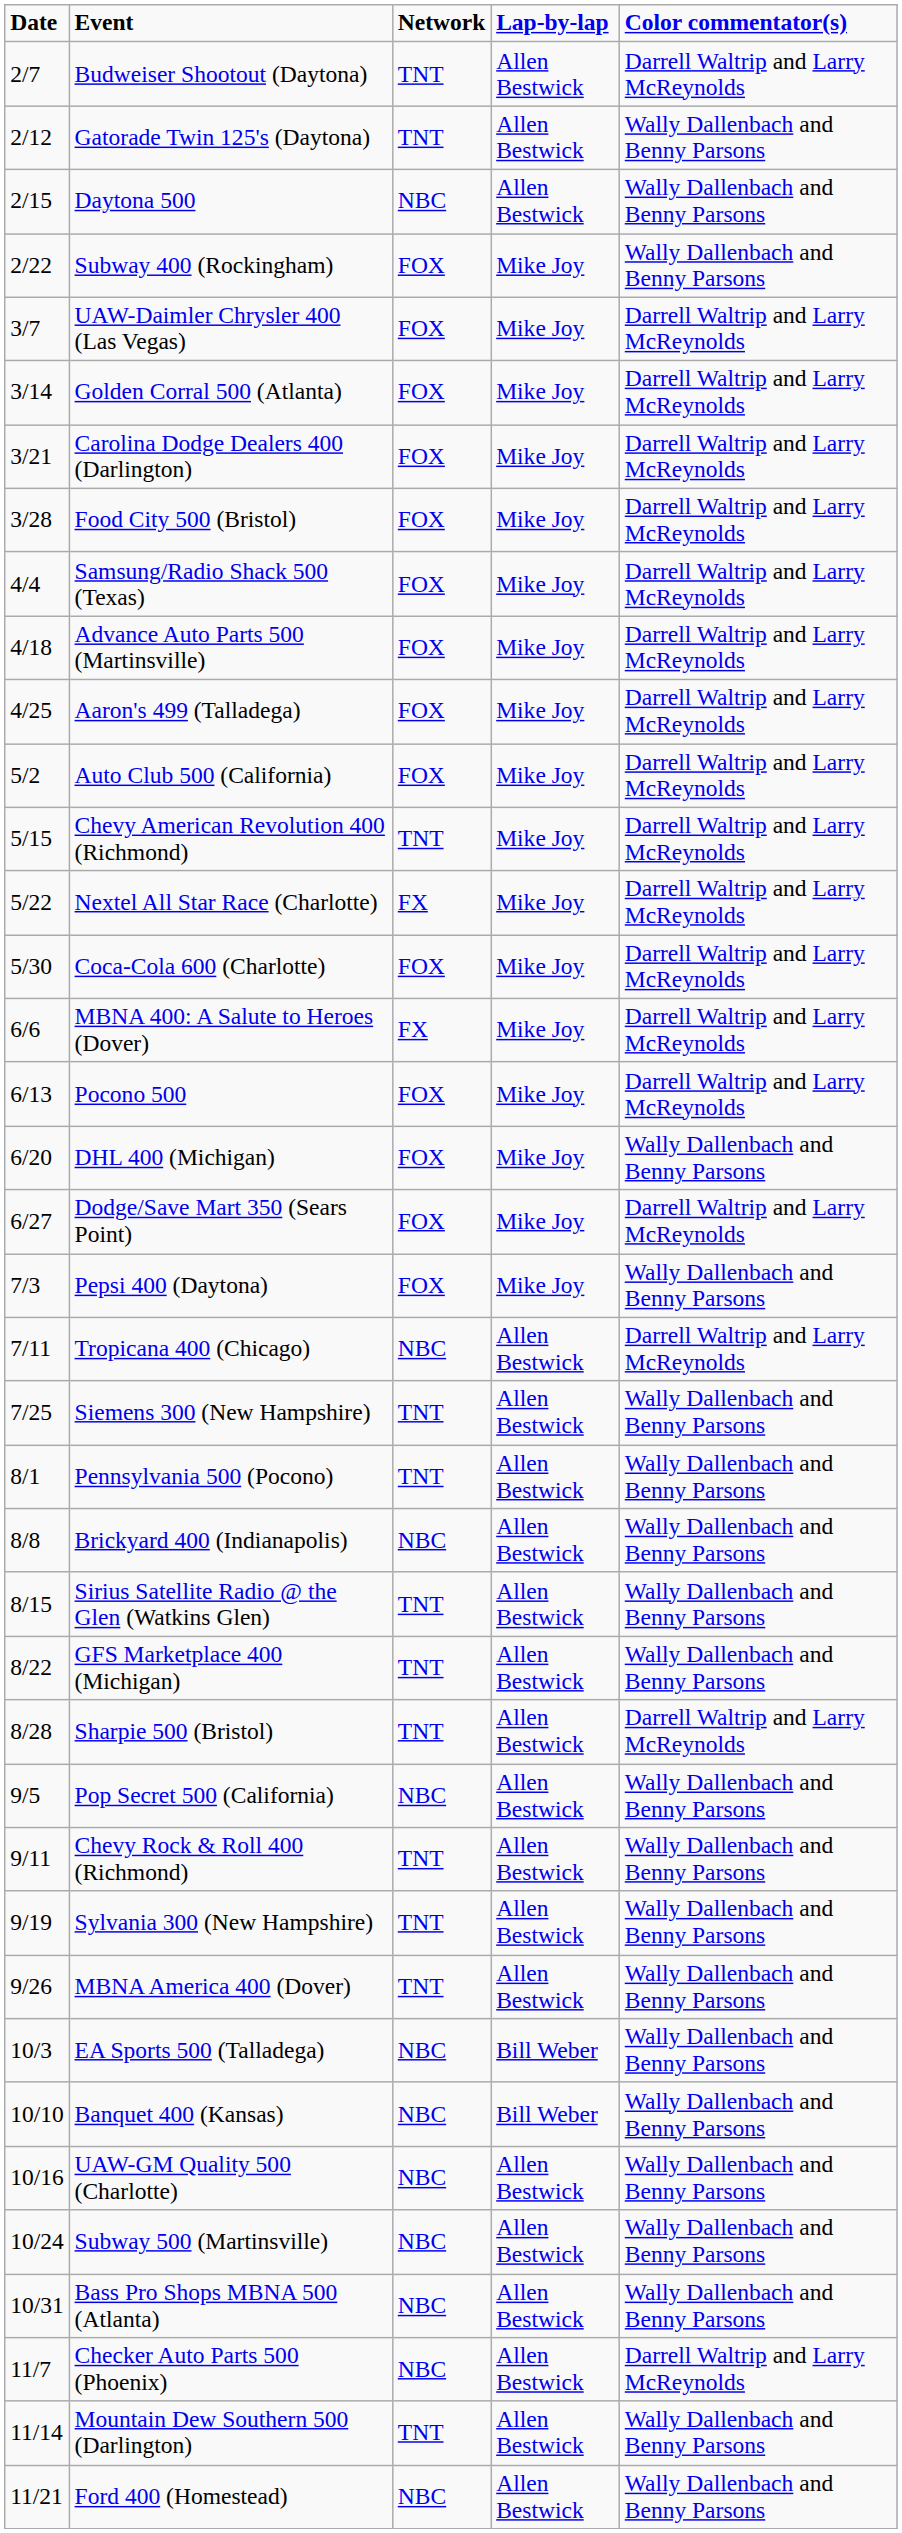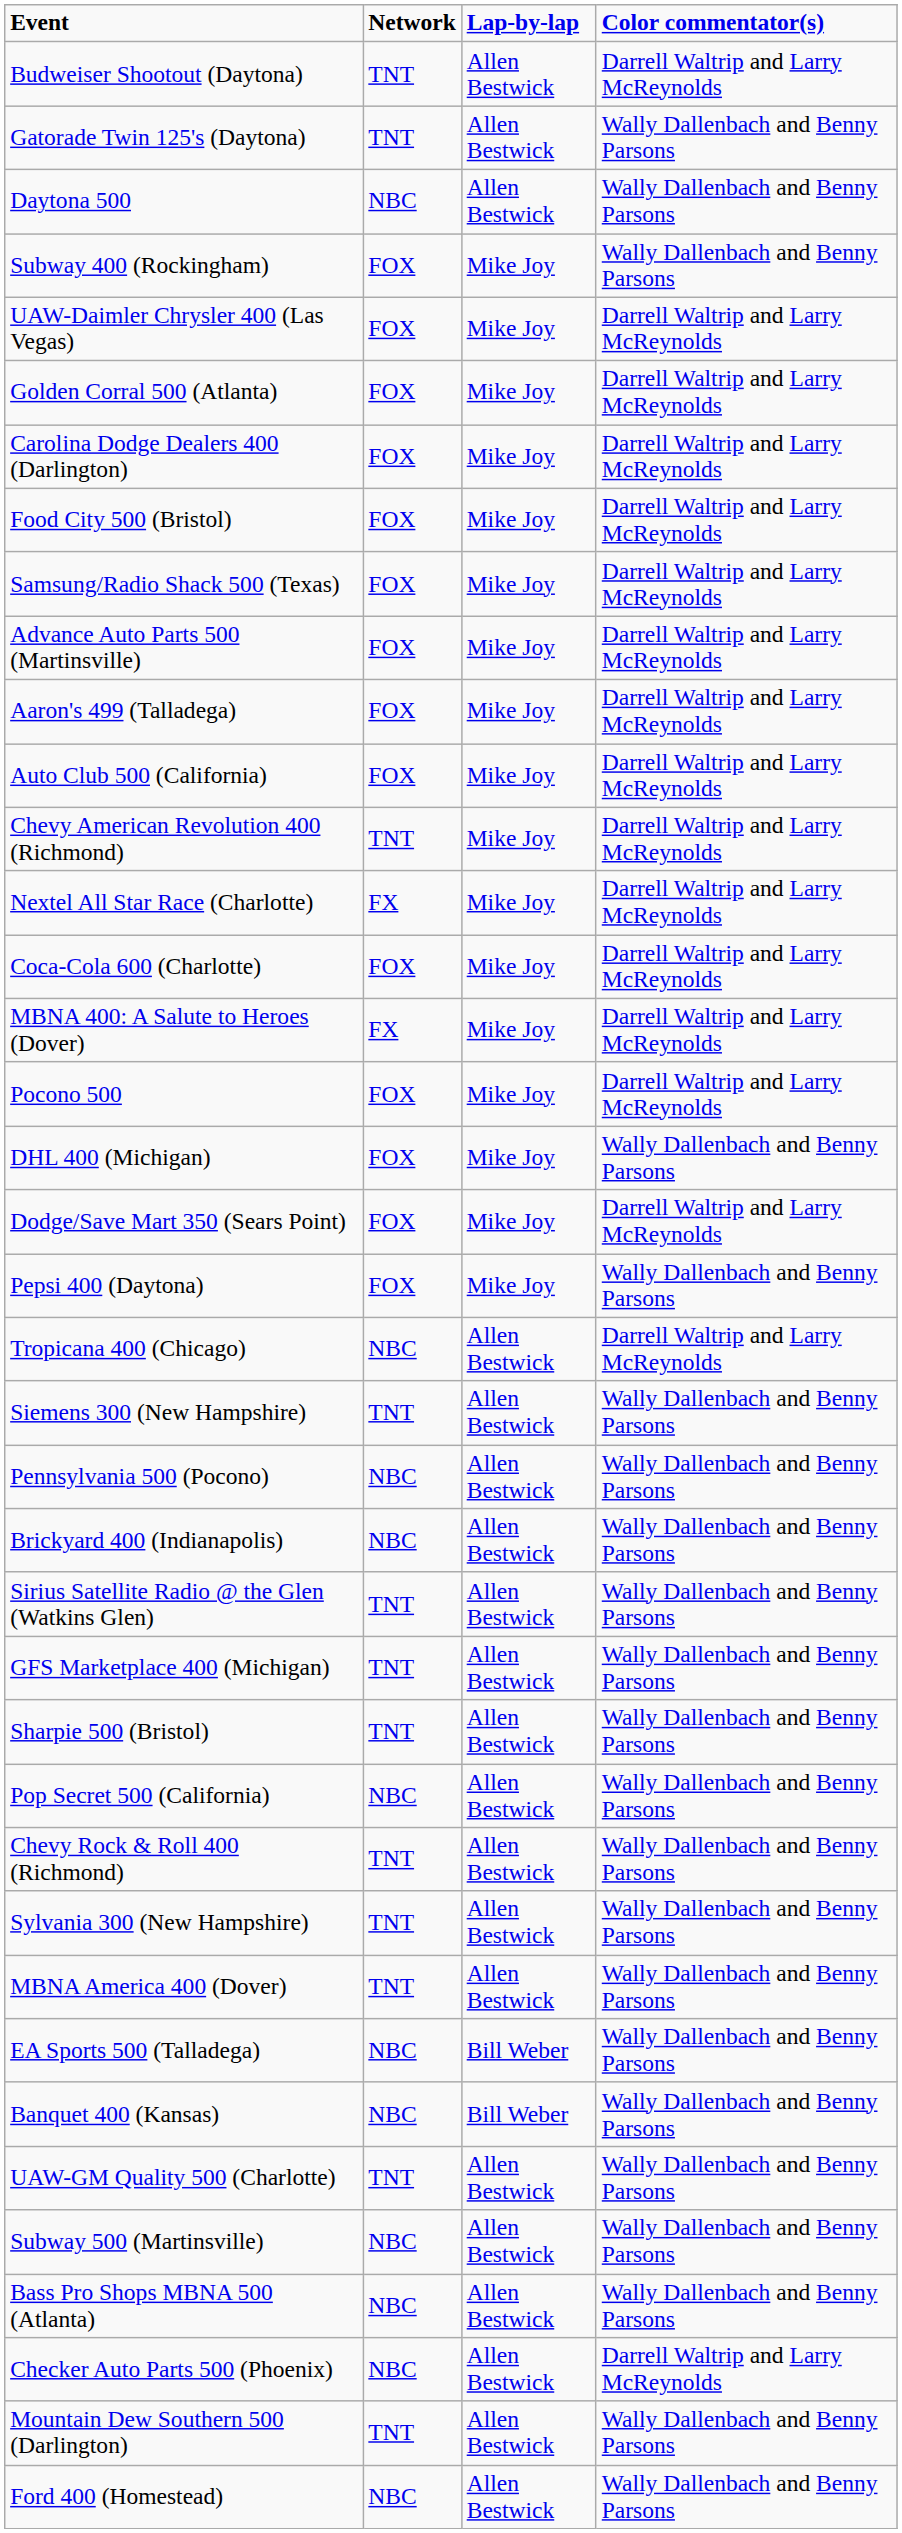- column: (34, 23)
(421, 1476) TNT -> (393, 1476) NBC
(745, 1731) Darrell Waltrip and Larry McReynolds -> (740, 1731) Wally Dallenbach and Benny Parsons
(422, 2177) NBC -> (391, 2177) TNT
